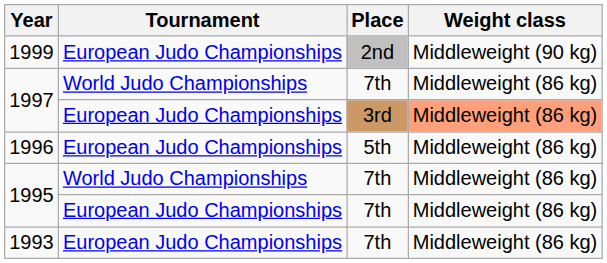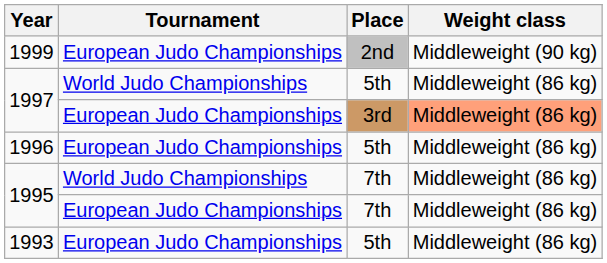(377, 83) 7th -> (377, 83) 5th
(377, 242) 7th -> (377, 242) 5th
